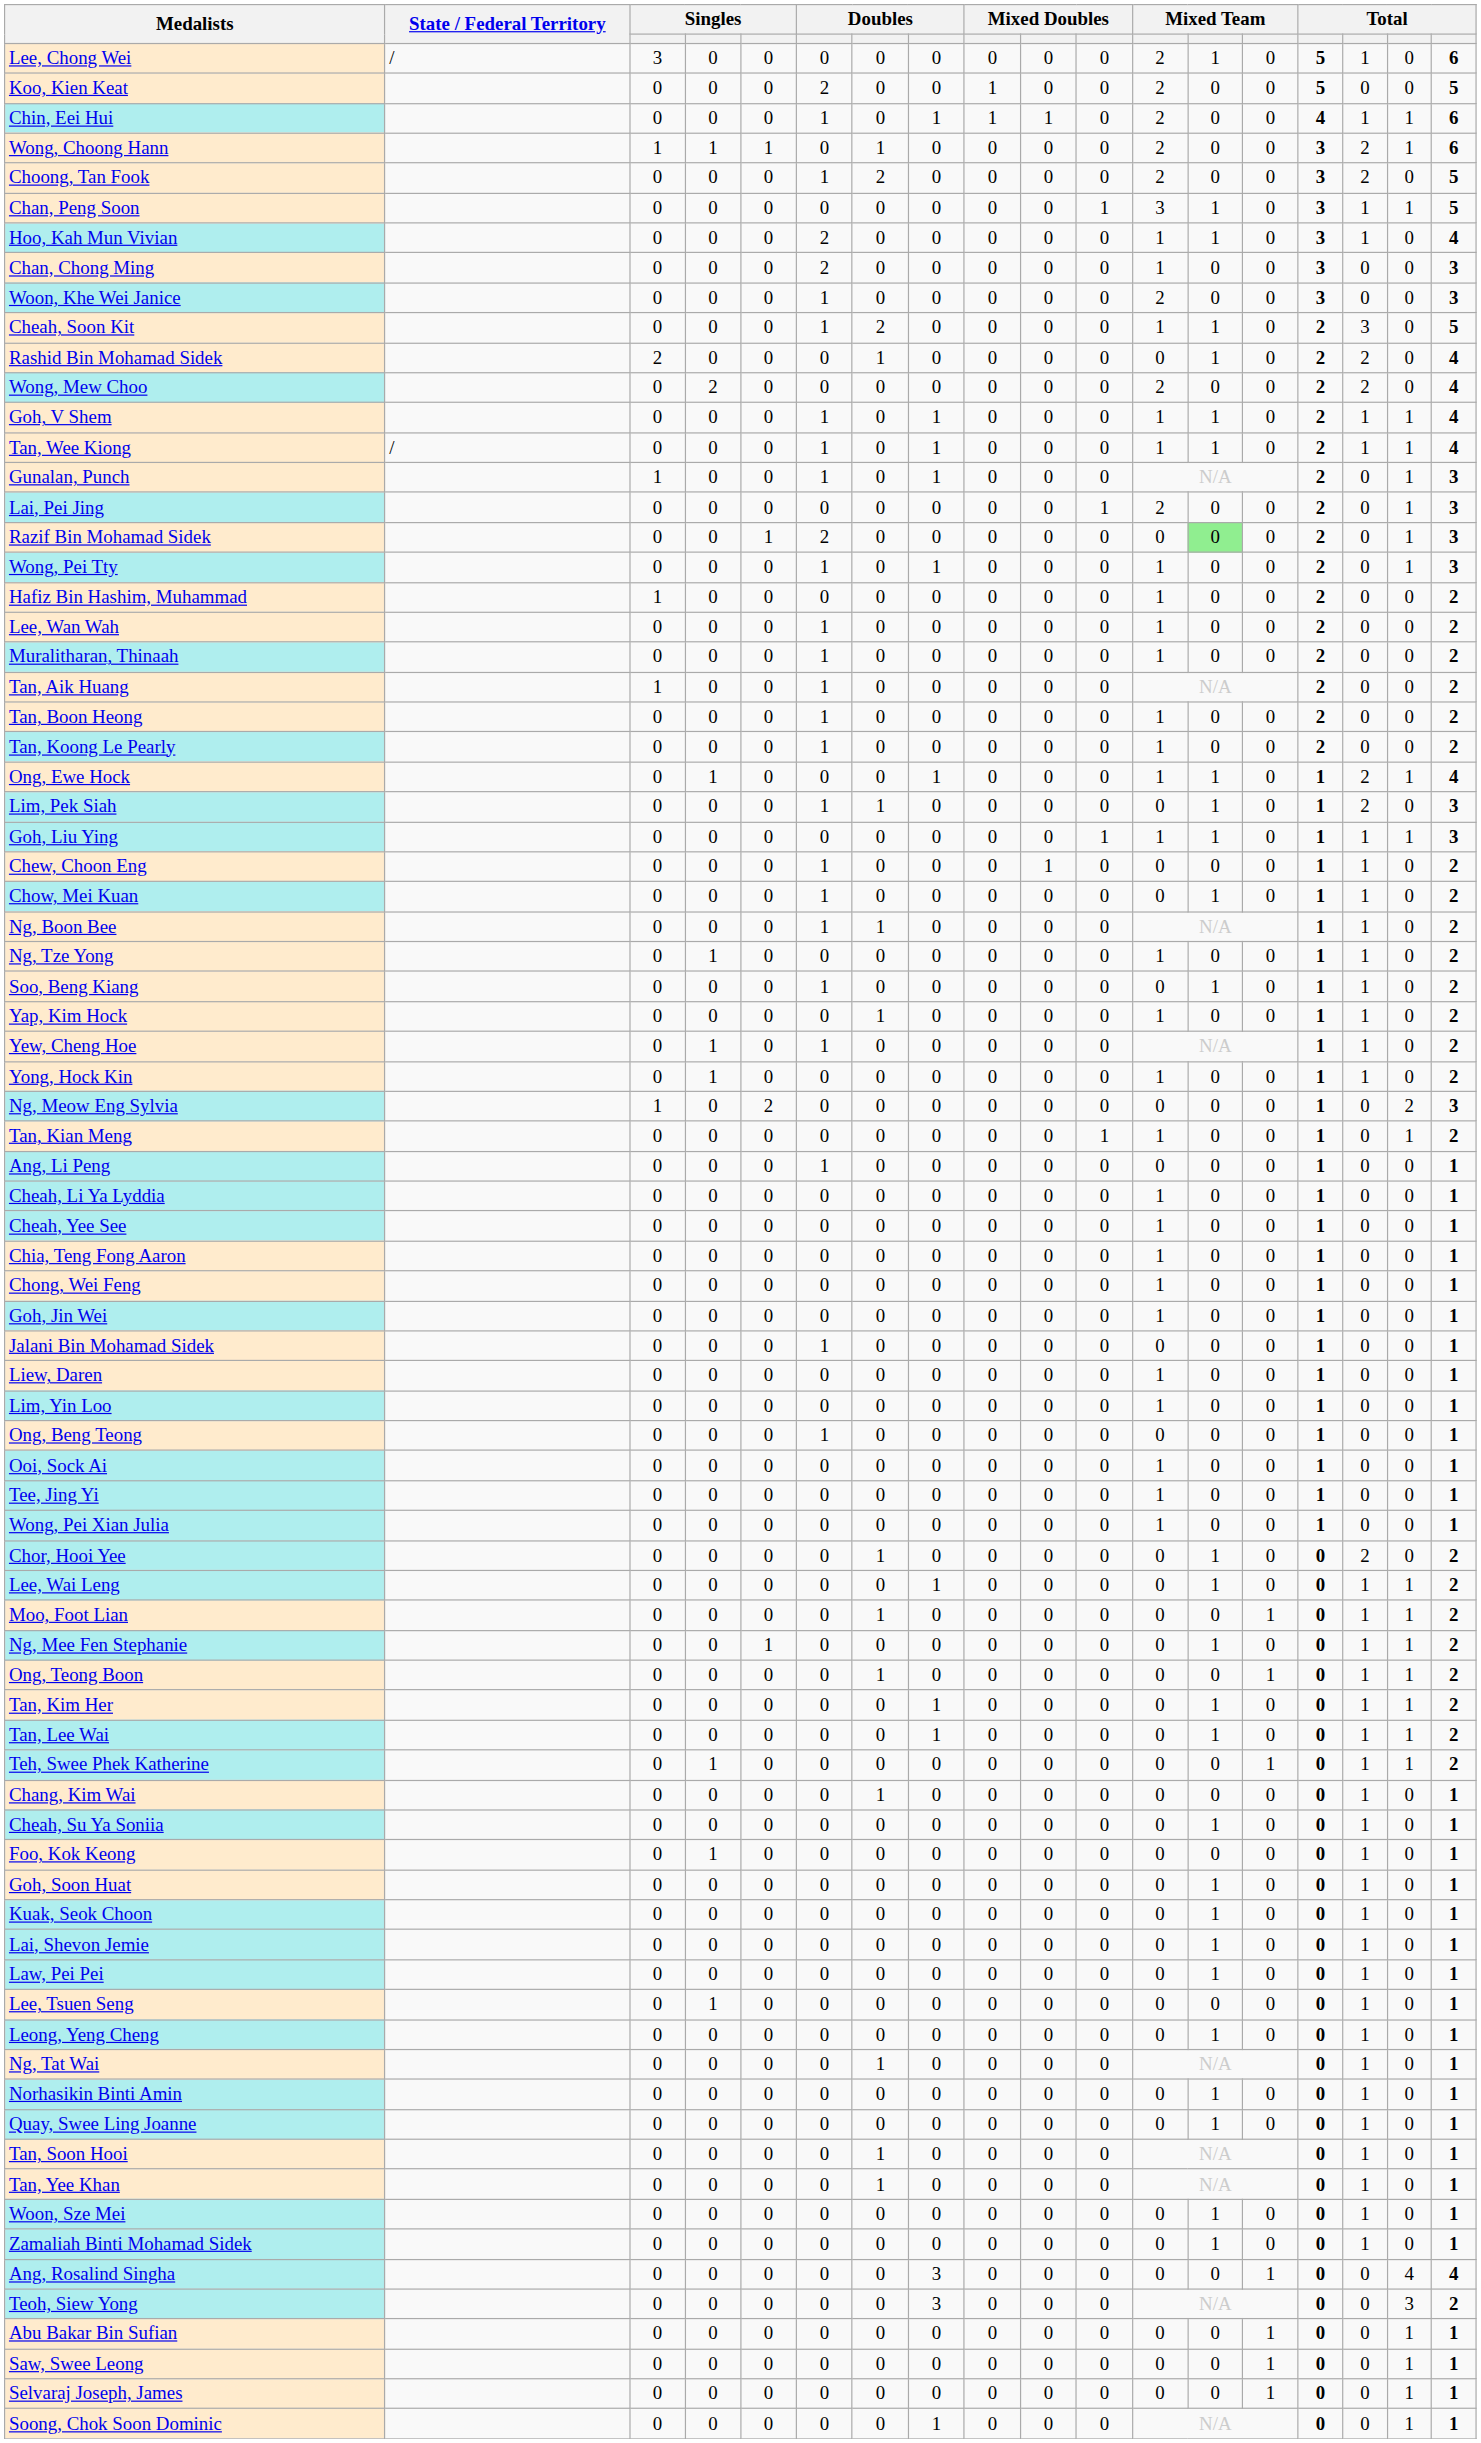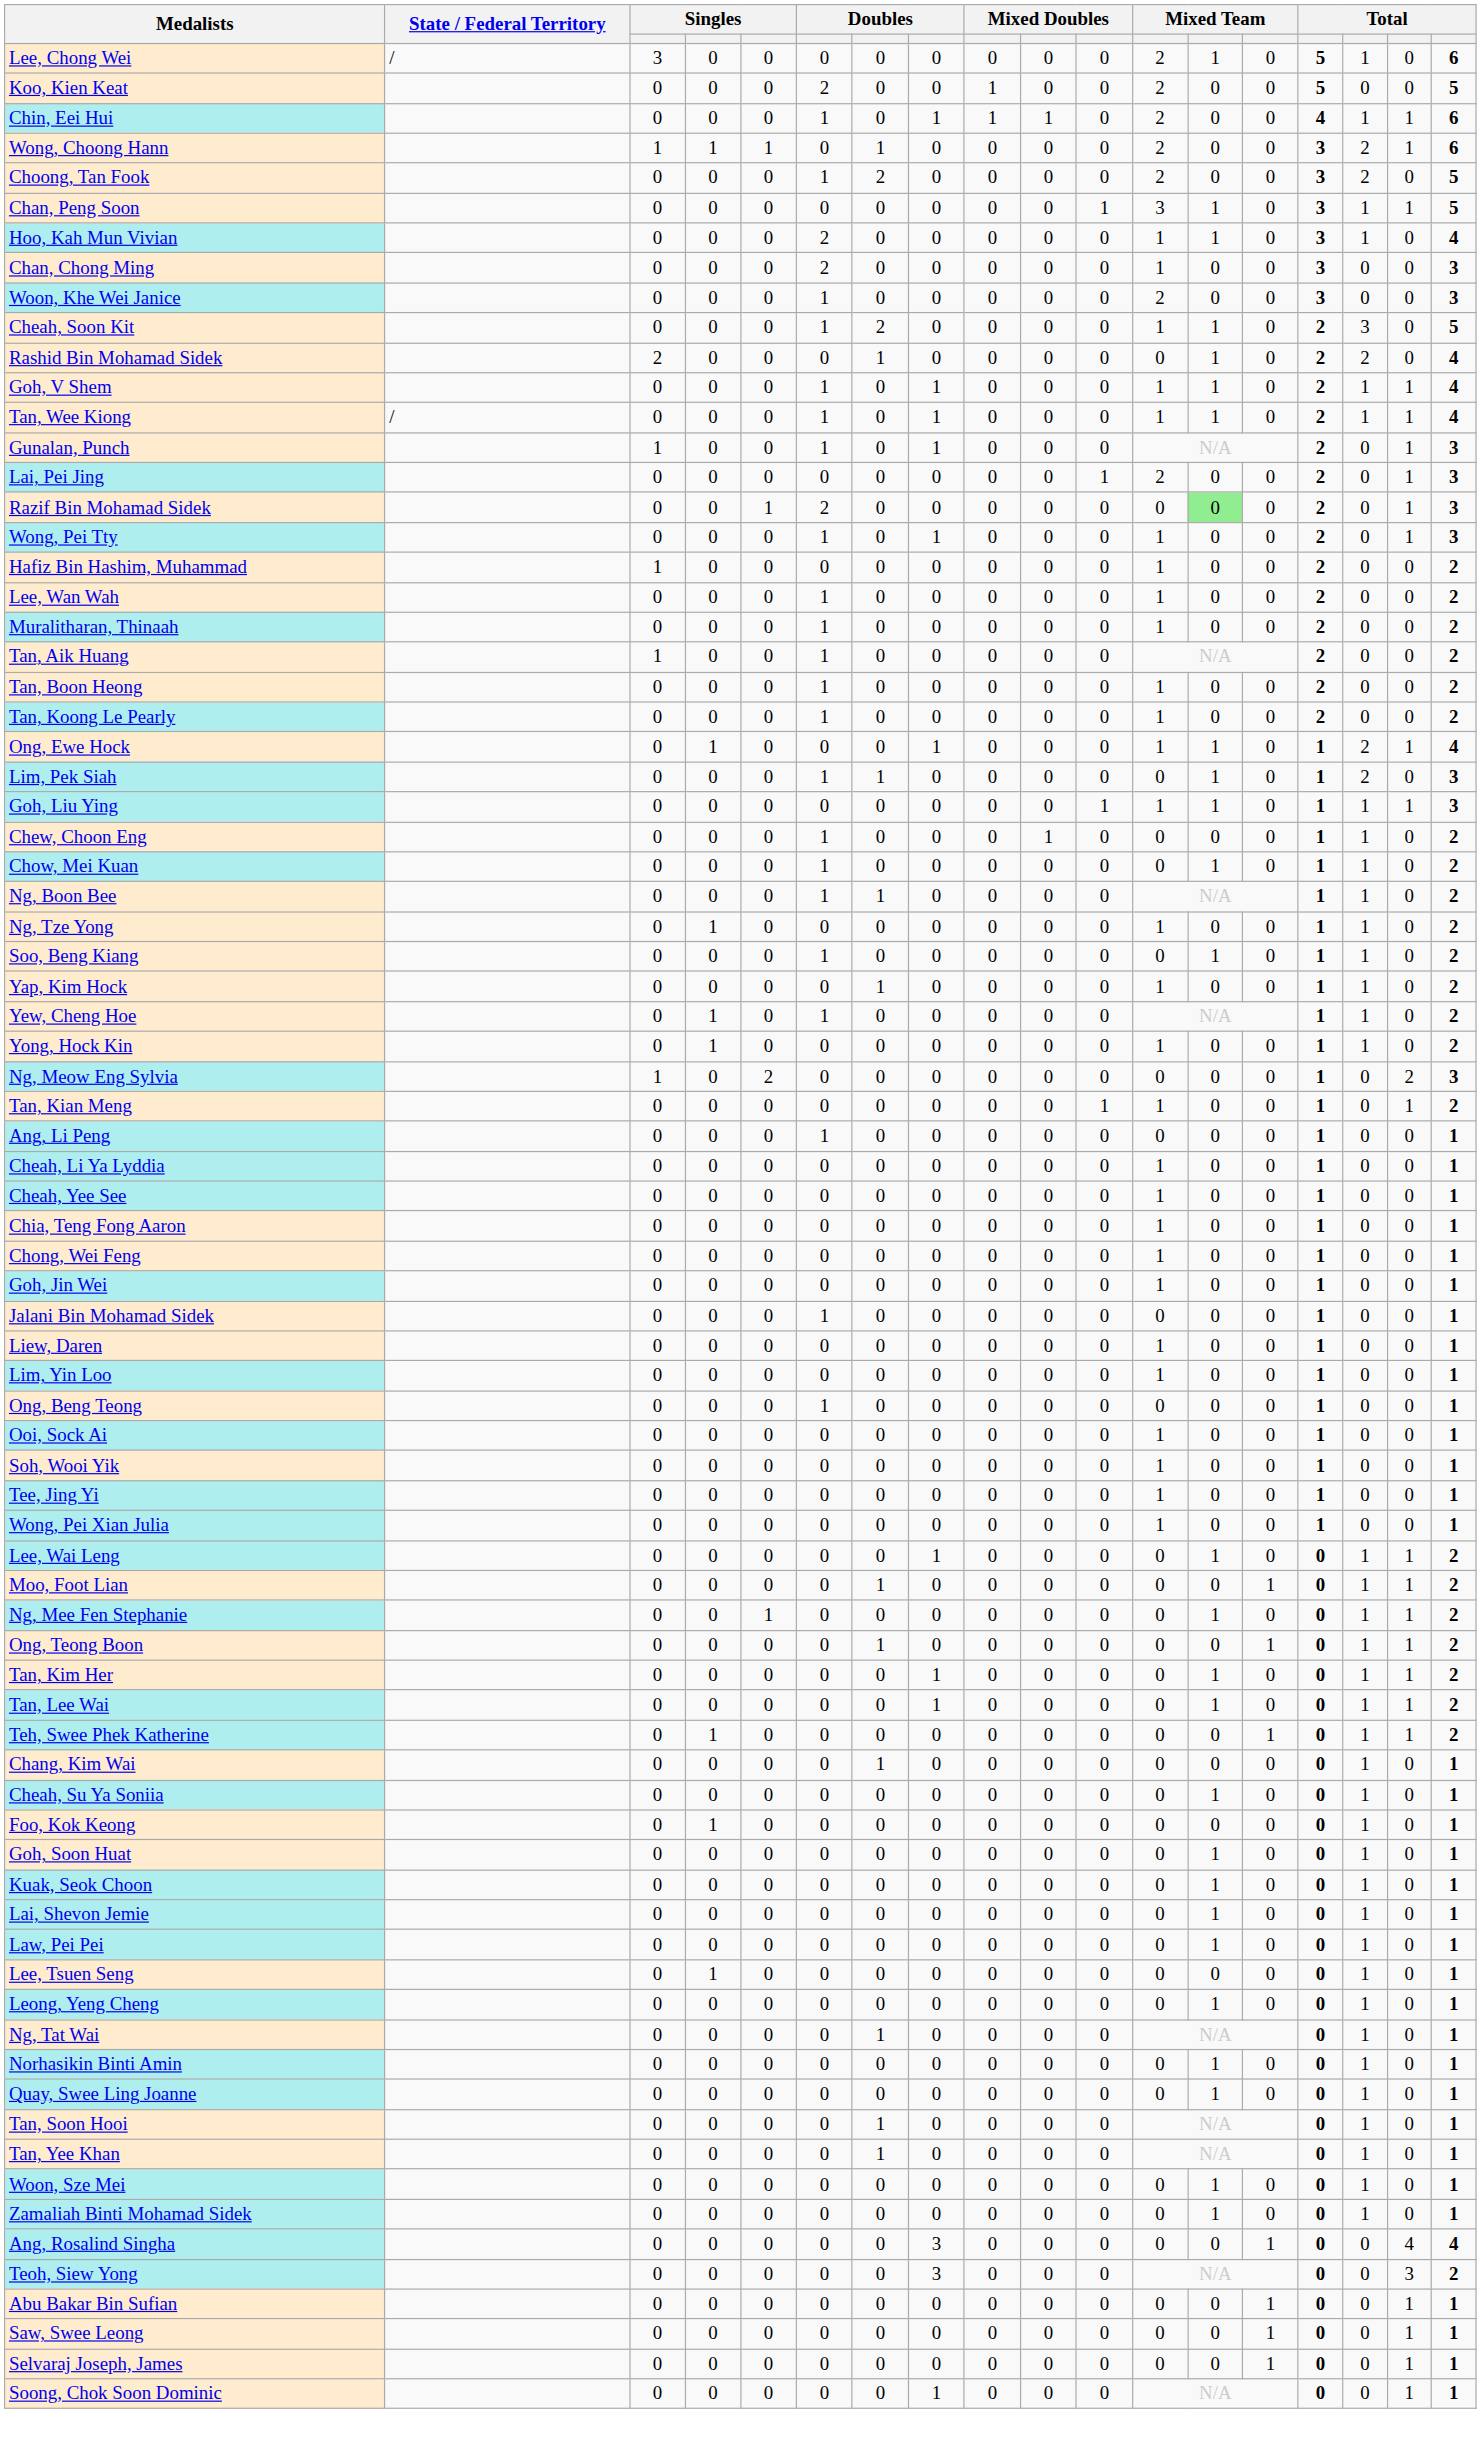- row: (78, 387)
+ row: (64, 1465)
- row: (67, 1555)
